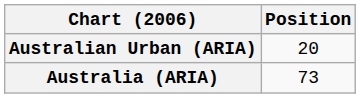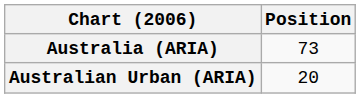rows swapped: (133, 78) <-> (133, 49)
